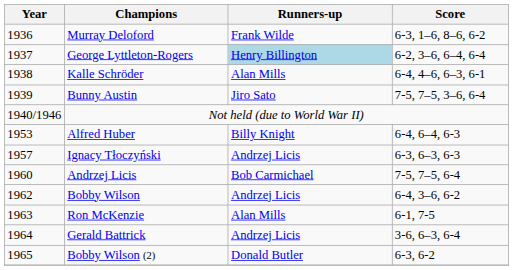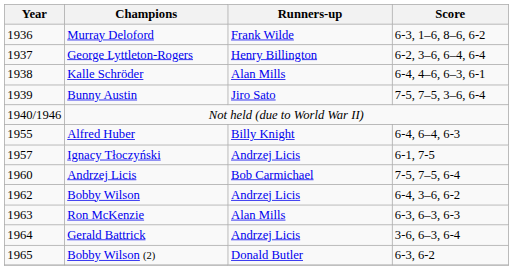(274, 54) lightblue background -> (274, 54) no background
(20, 134) 1953 -> (20, 134) 1955
(428, 154) 6-3, 6–3, 6-3 -> (415, 154) 6-1, 7-5
(415, 214) 6-1, 7-5 -> (428, 214) 6-3, 6–3, 6-3
